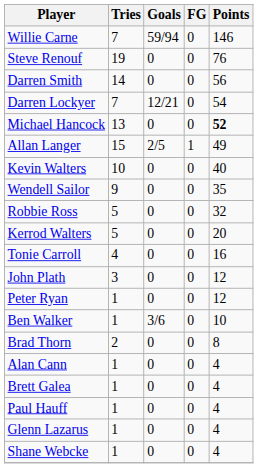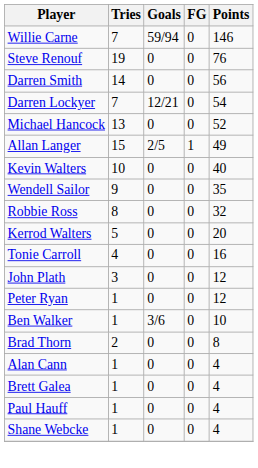(220, 124) bold -> (220, 124) normal
(115, 211) 5 -> (115, 211) 8
- row: (48, 430)
